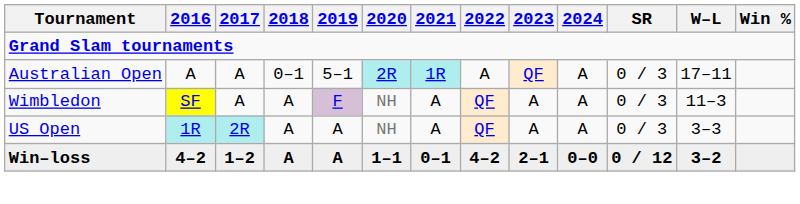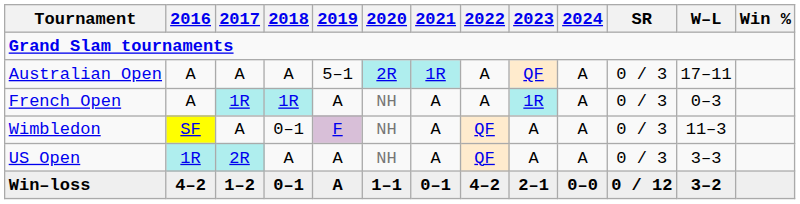(289, 74) 0–1 -> (289, 74) A
+ row: (65, 102)
(289, 102) A -> (289, 130) 0–1
(289, 157) A -> (289, 185) 0–1
